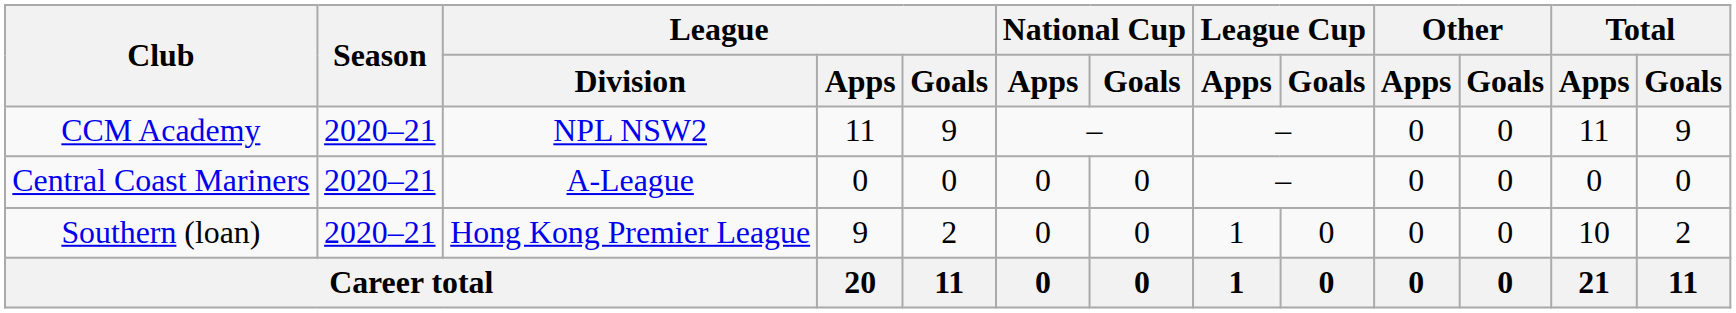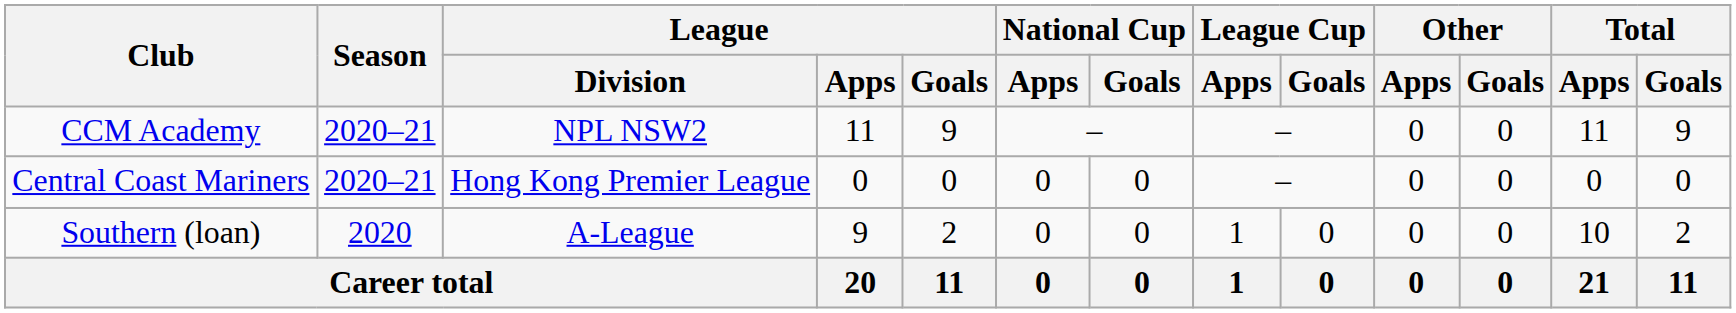(630, 181) A-League -> (630, 181) Hong Kong Premier League
(380, 231) 2020–21 -> (380, 231) 2020
(630, 231) Hong Kong Premier League -> (630, 231) A-League
